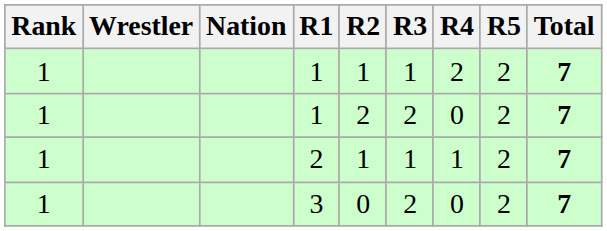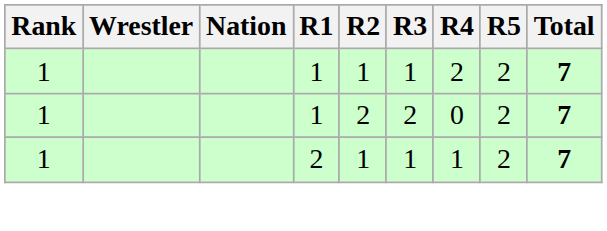- row: (44, 203)
